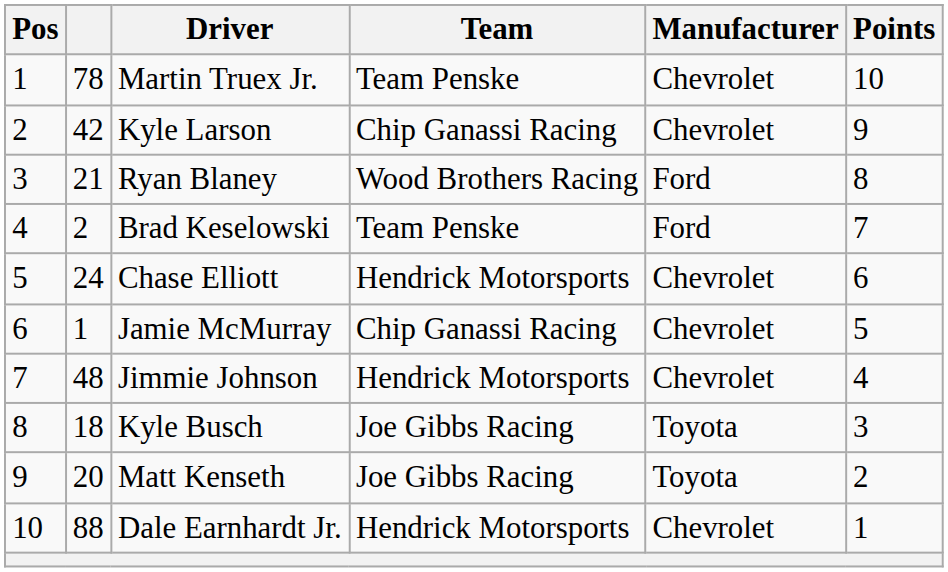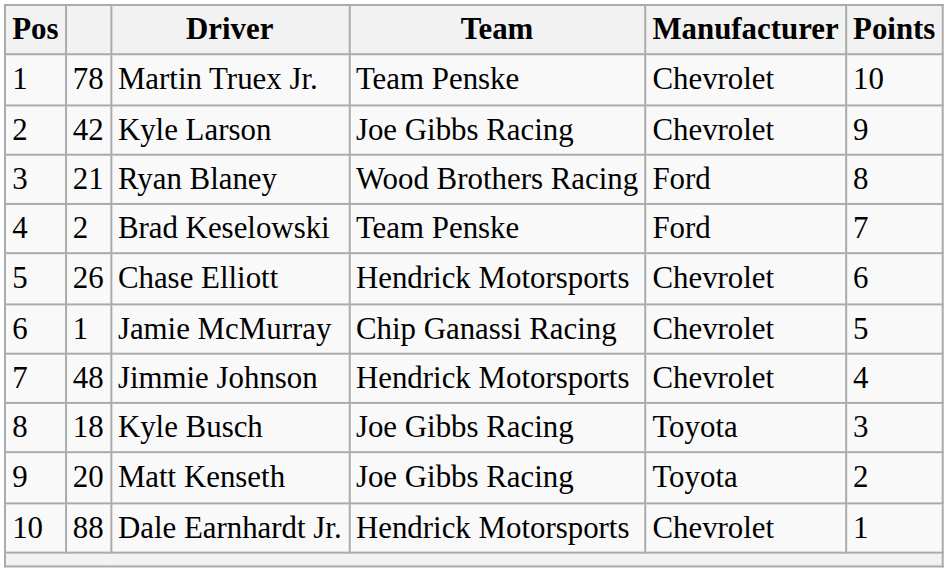(486, 128) Chip Ganassi Racing -> (465, 128) Joe Gibbs Racing
(88, 277) 24 -> (88, 277) 26
